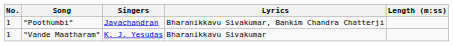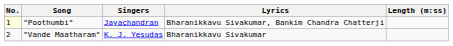(8, 23) no background -> (8, 23) lightyellow background
(8, 35) 1 -> (8, 35) 2
